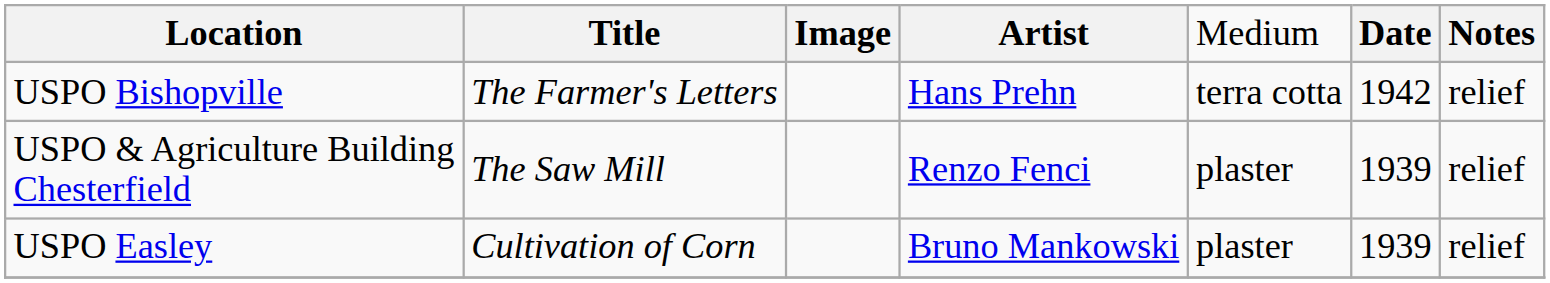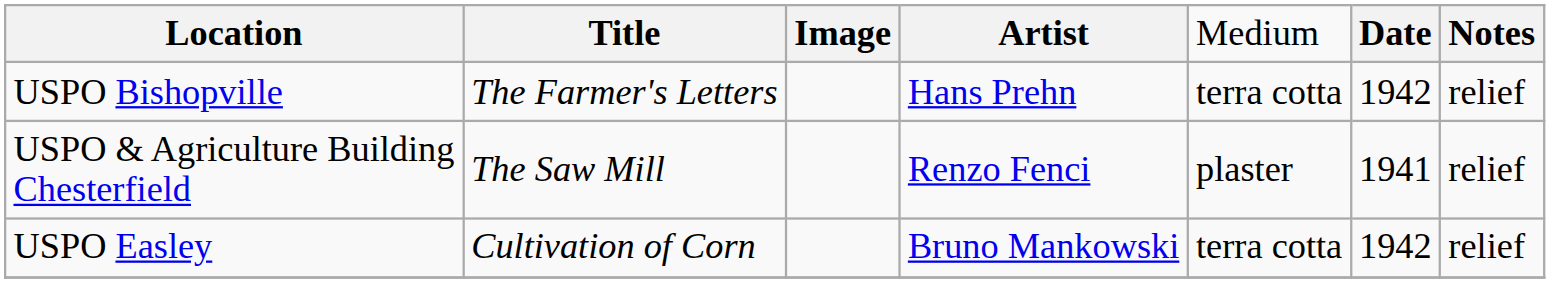(1395, 168) 1939 -> (1395, 168) 1941
(1244, 246) plaster -> (1269, 246) terra cotta
(1395, 246) 1939 -> (1395, 246) 1942
